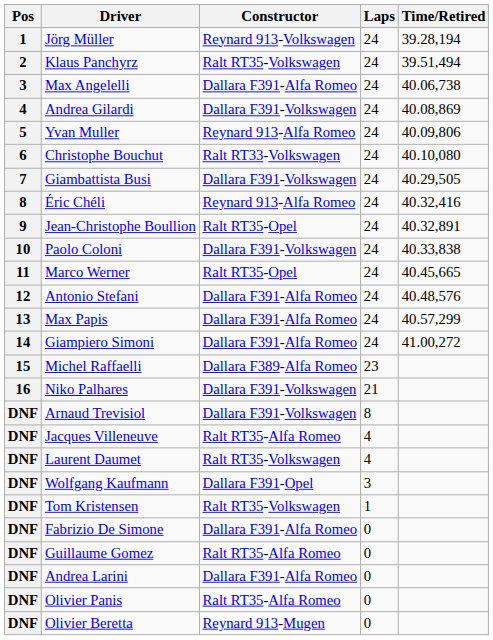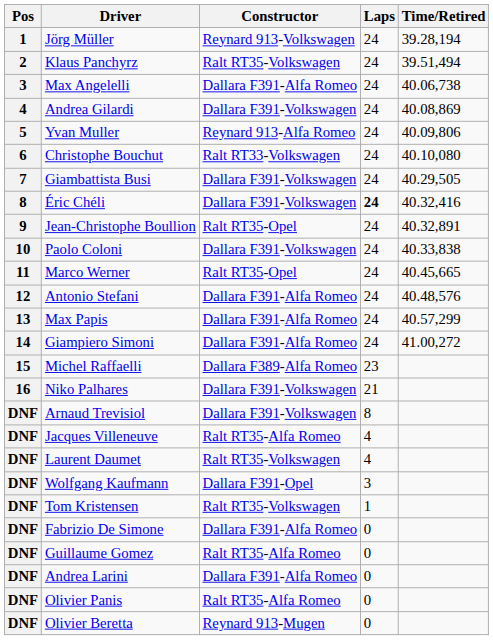(279, 202) Reynard 913-Alfa Romeo -> (279, 202) Dallara F391-Volkswagen
(371, 202) normal -> (371, 202) bold
